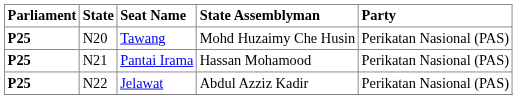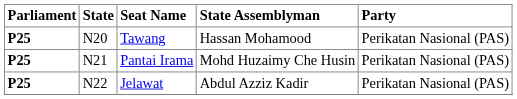(277, 38) Mohd Huzaimy Che Husin -> (255, 38) Hassan Mohamood
(255, 60) Hassan Mohamood -> (277, 60) Mohd Huzaimy Che Husin
